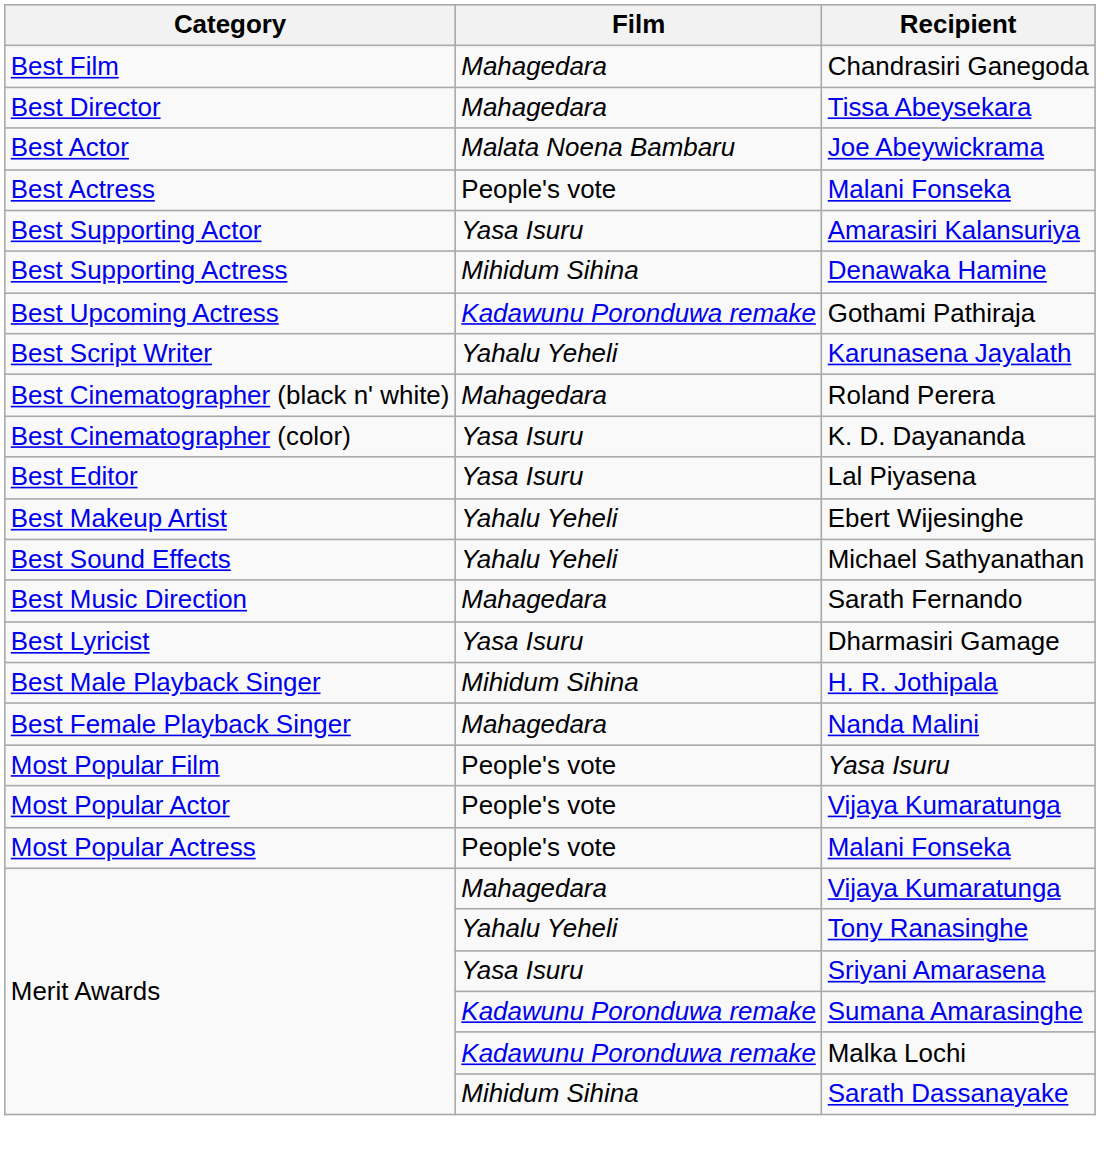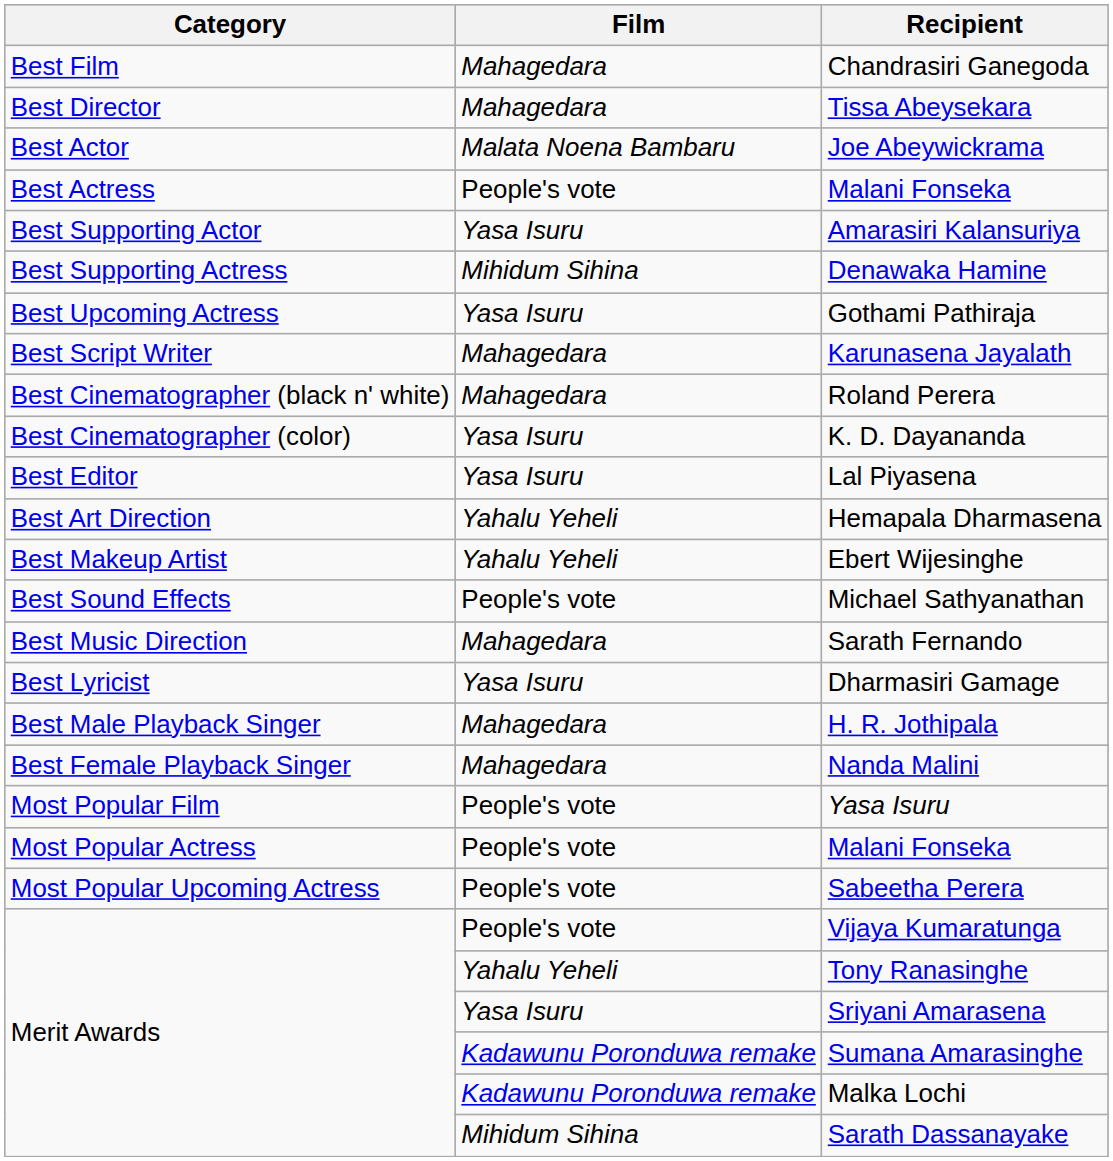(639, 312) Kadawunu Poronduwa remake -> (522, 312) Yasa Isuru
(539, 353) Yahalu Yeheli -> (534, 353) Mahagedara
+ row: (111, 518)
(539, 559) Yahalu Yeheli -> (539, 600) People's vote
(550, 682) Mihidum Sihina -> (534, 723) Mahagedara
- row: (120, 806)
+ row: (195, 888)
(534, 888) Mahagedara -> (539, 929) People's vote
